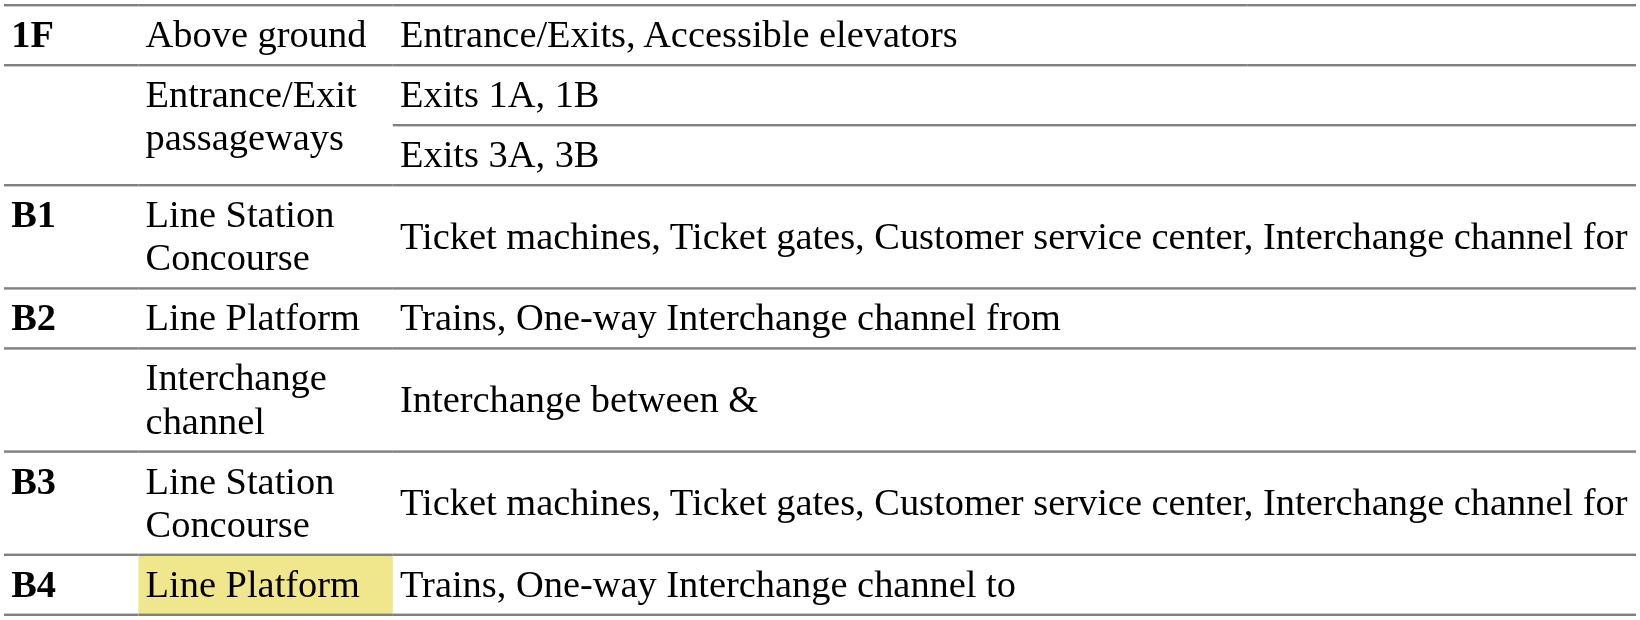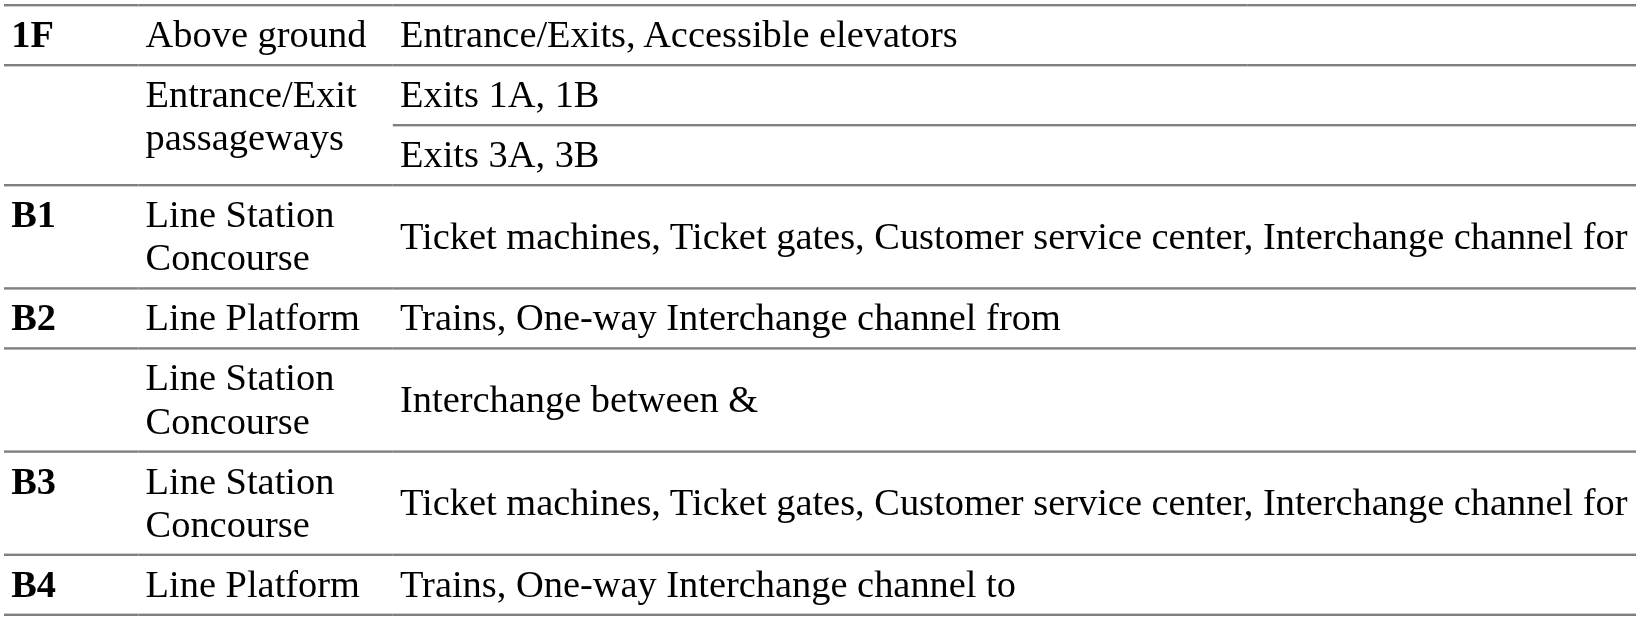(236, 399) Interchange channel -> (240, 399) Line Station Concourse
(253, 584) khaki background -> (253, 584) no background
